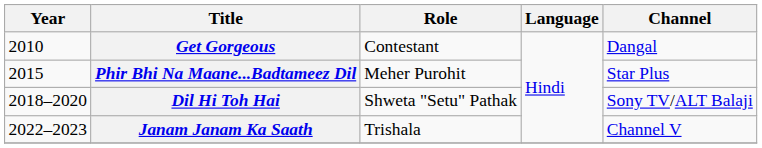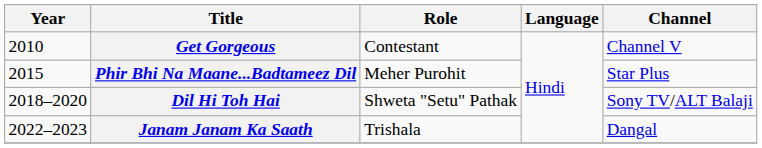(632, 45) Dangal -> (644, 45) Channel V
(644, 128) Channel V -> (632, 128) Dangal
